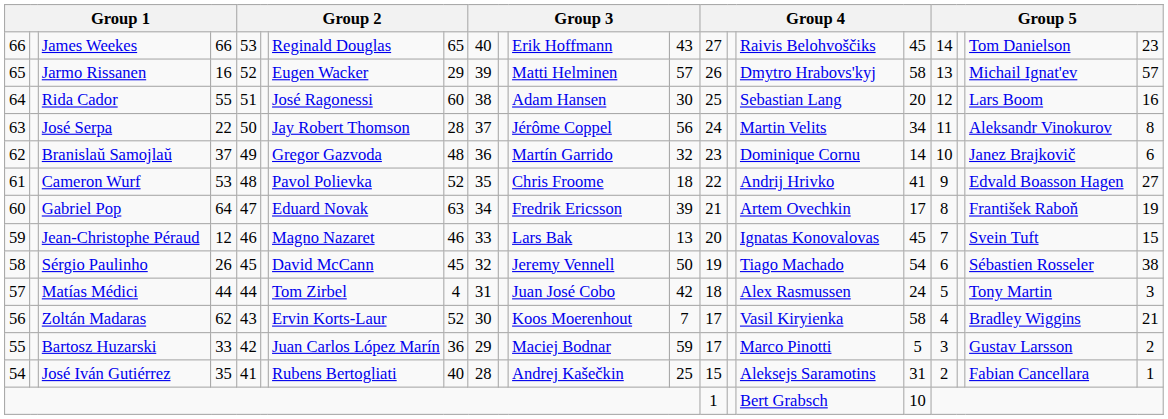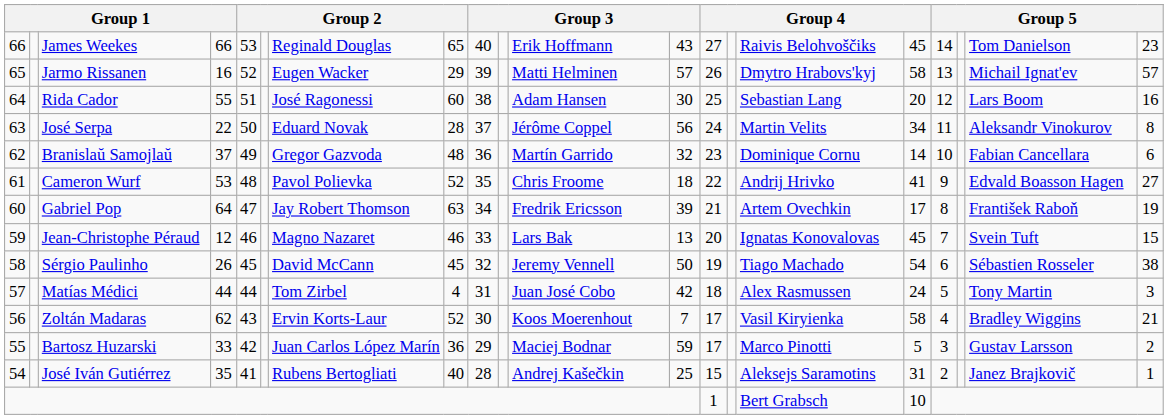(341, 127) Jay Robert Thomson -> (320, 127) Eduard Novak
(1022, 154) Janez Brajkovič -> (1029, 154) Fabian Cancellara
(320, 209) Eduard Novak -> (341, 209) Jay Robert Thomson
(1029, 373) Fabian Cancellara -> (1022, 373) Janez Brajkovič
